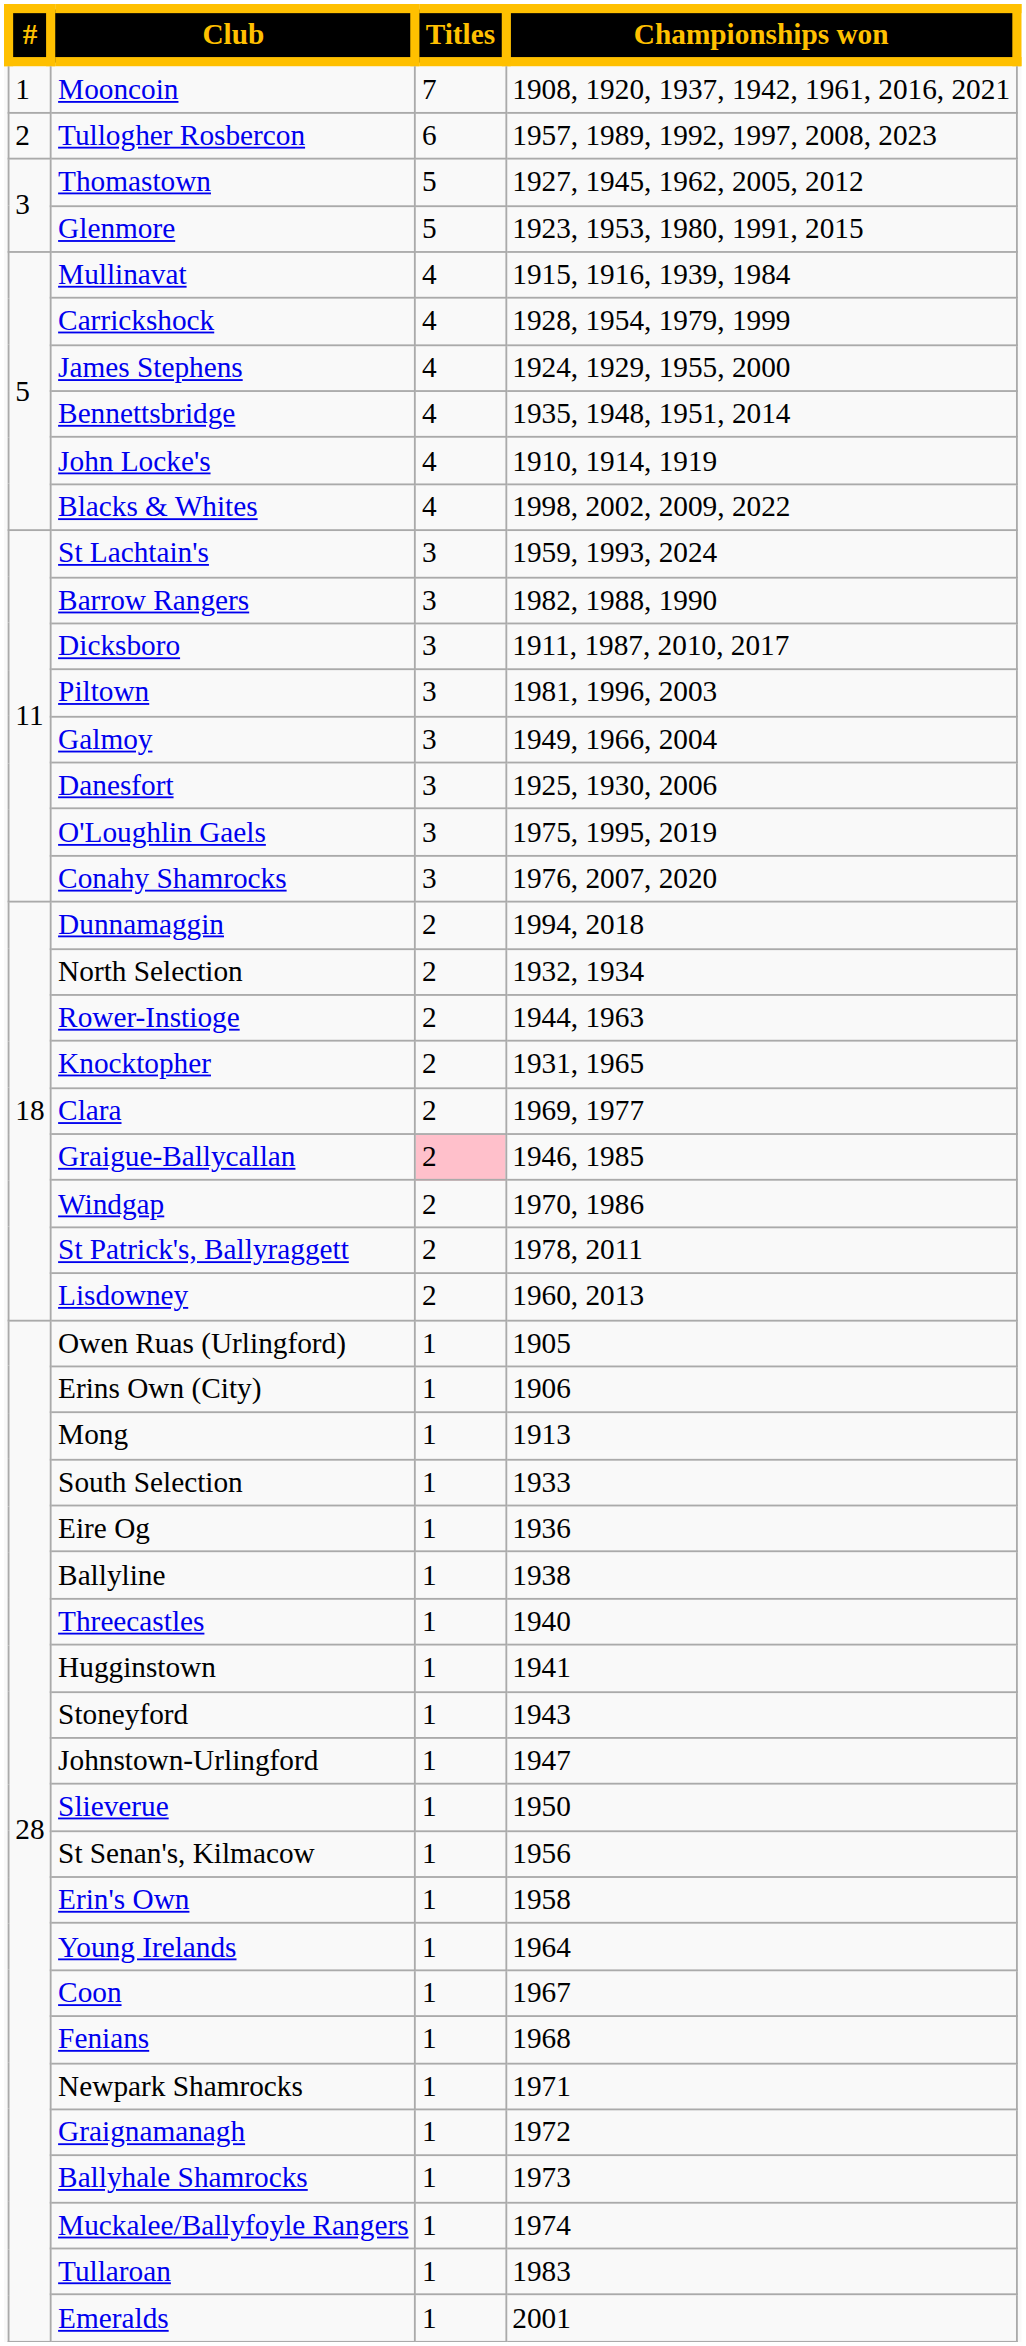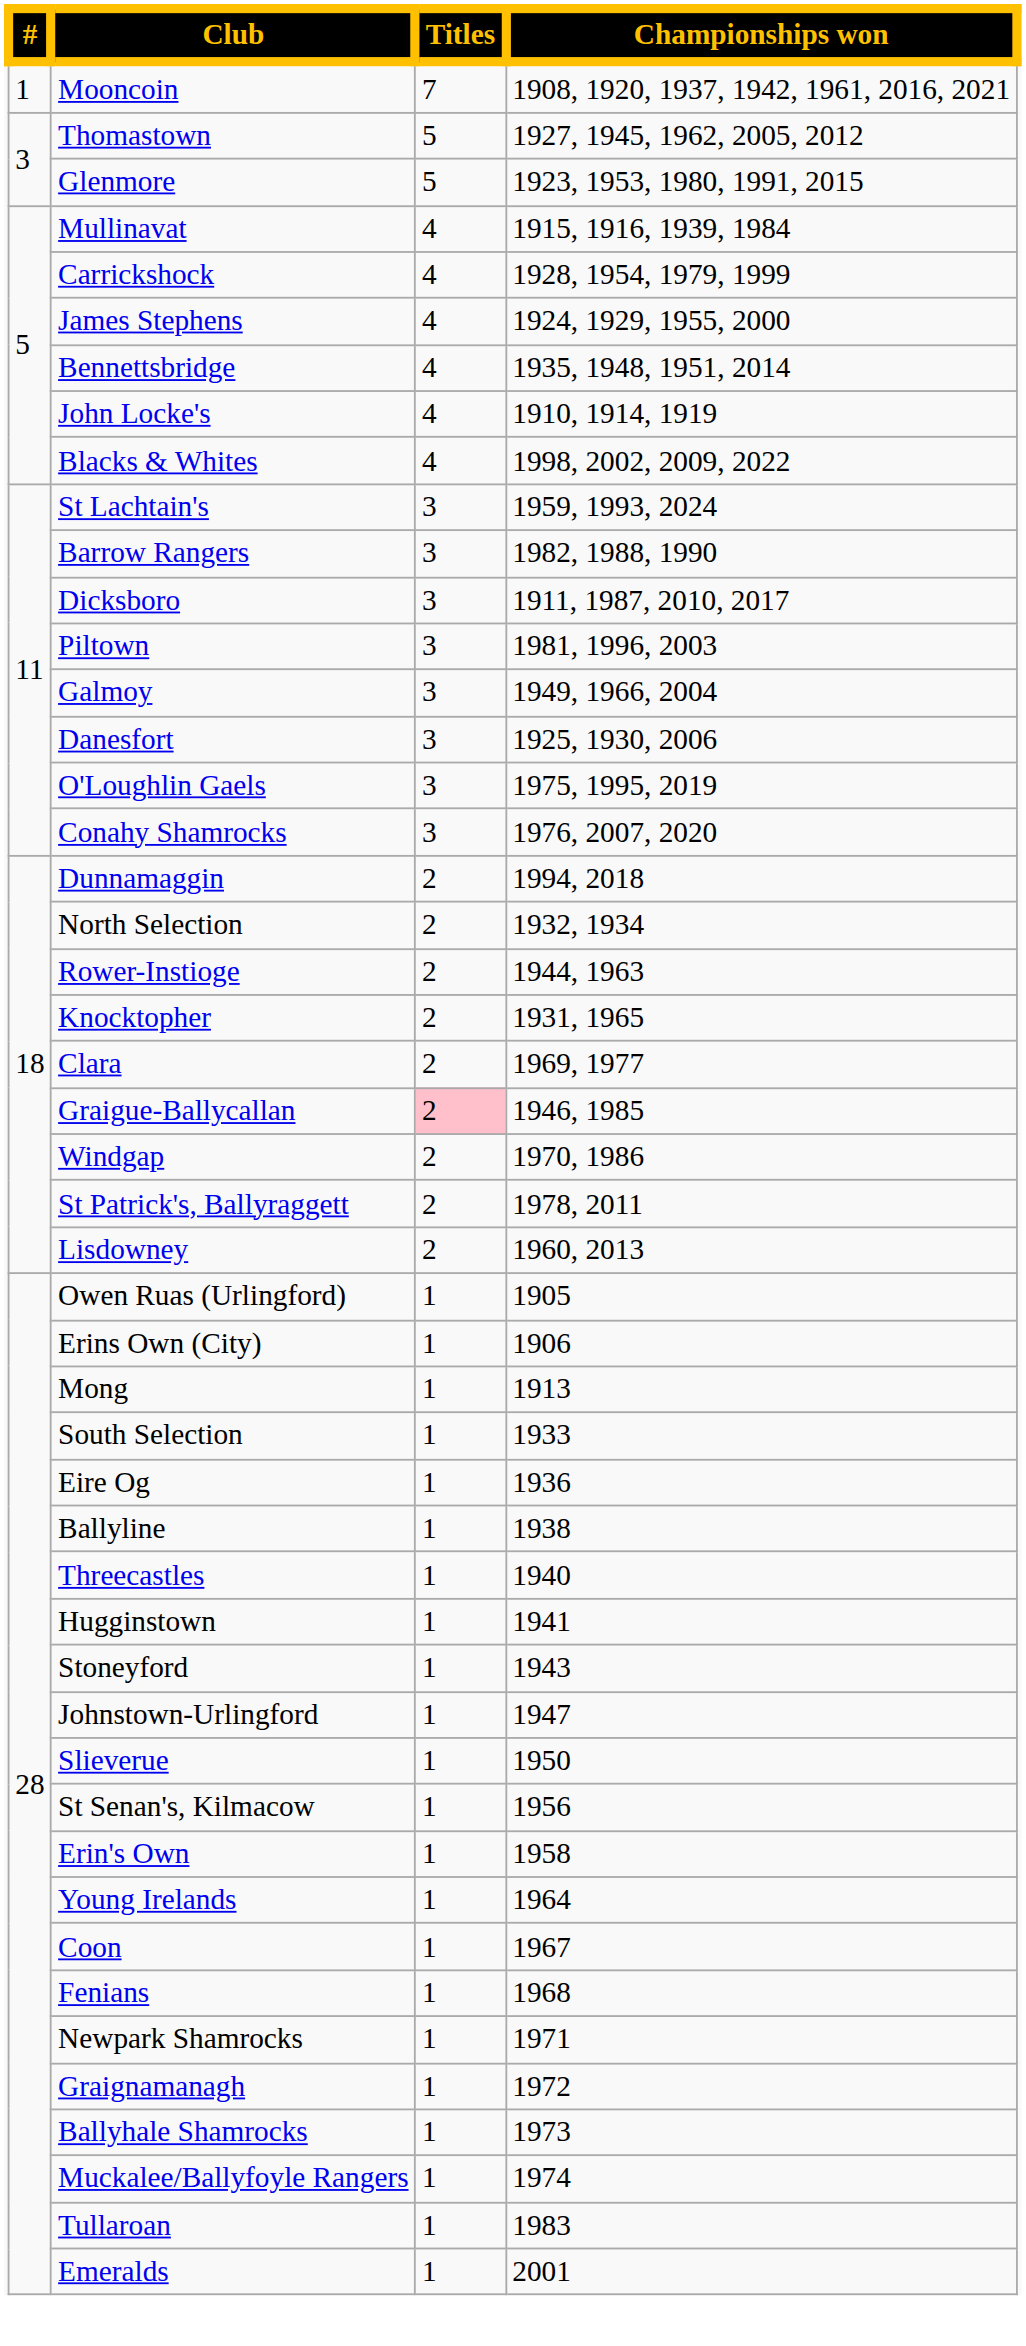- row: (182, 135)
